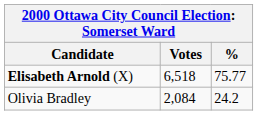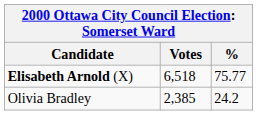(180, 98) 2,084 -> (180, 98) 2,385
